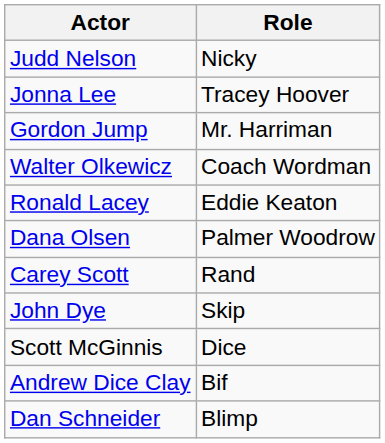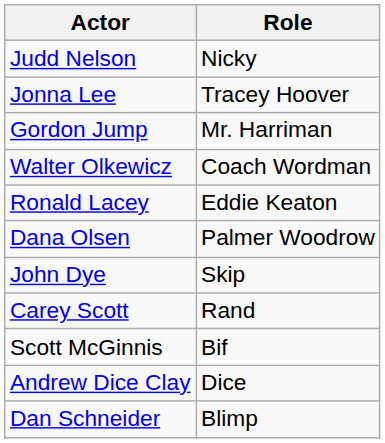rows swapped: (58, 310) <-> (69, 274)
(224, 346) Dice -> (214, 346) Bif
(214, 382) Bif -> (224, 382) Dice
